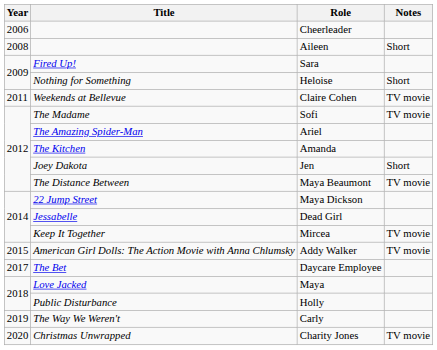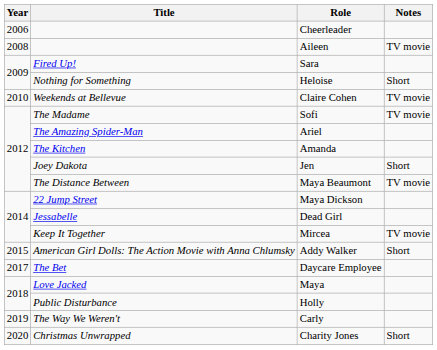(398, 47) Short -> (408, 47) TV movie
(17, 98) 2011 -> (18, 98) 2010
(408, 251) TV movie -> (398, 251) Short
(408, 336) TV movie -> (398, 336) Short
